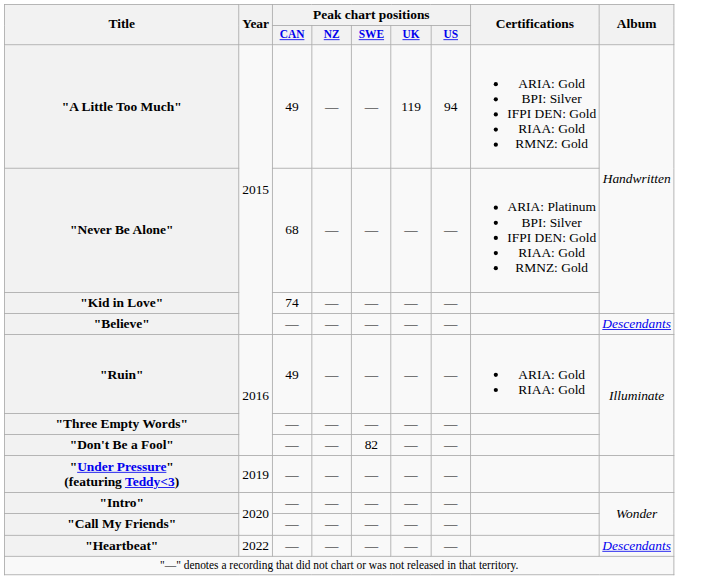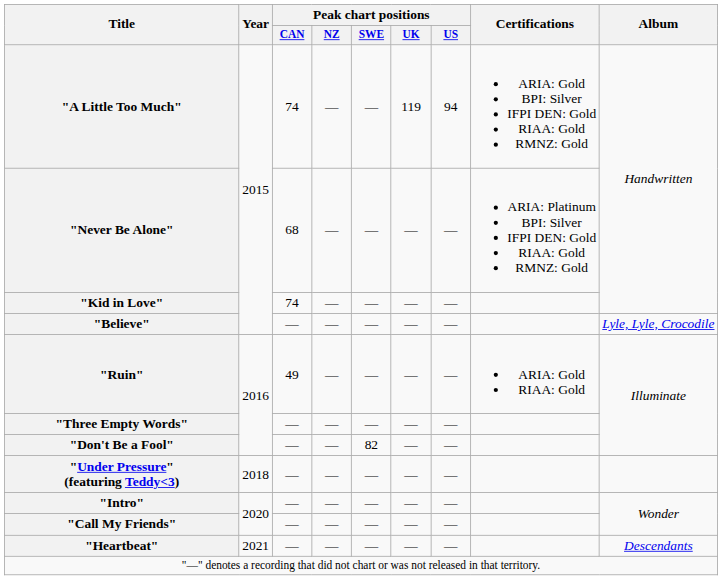(292, 106) 49 -> (292, 106) 74
(637, 324) Descendants -> (658, 324) Lyle, Lyle, Crocodile
(256, 474) 2019 -> (256, 474) 2018
(256, 545) 2022 -> (256, 545) 2021
